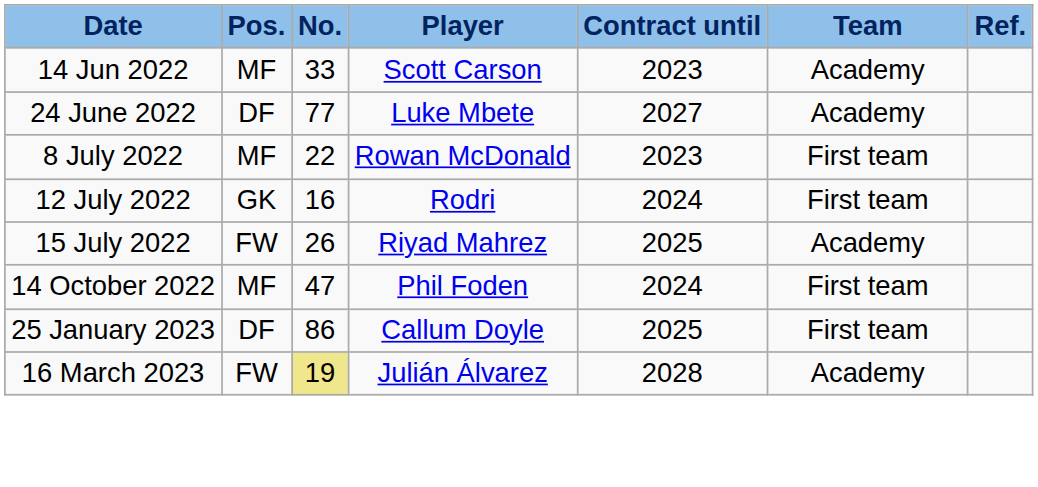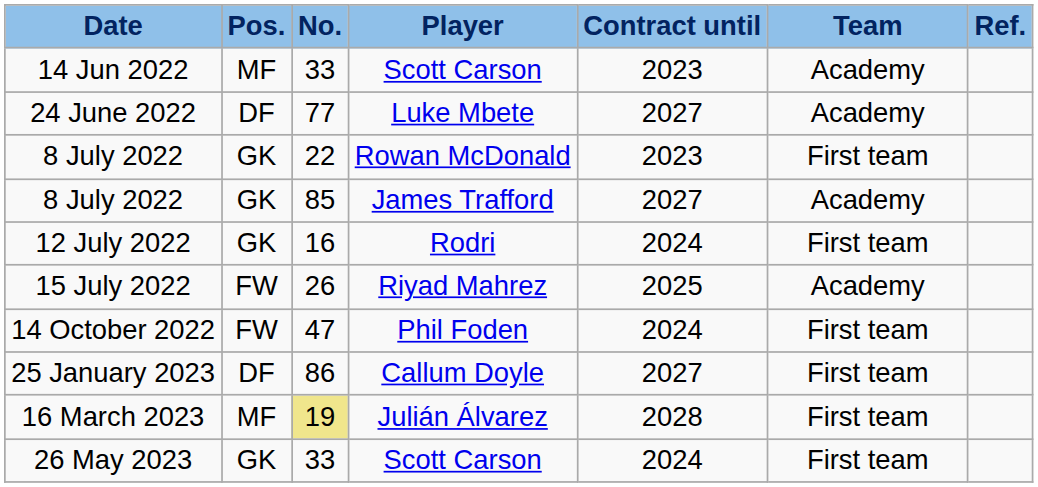(257, 156) MF -> (256, 156) GK
+ row: (113, 199)
(257, 286) MF -> (256, 329) FW
(672, 329) 2025 -> (672, 373) 2027
(256, 373) FW -> (257, 416) MF
(868, 373) Academy -> (868, 416) First team
+ row: (113, 460)
